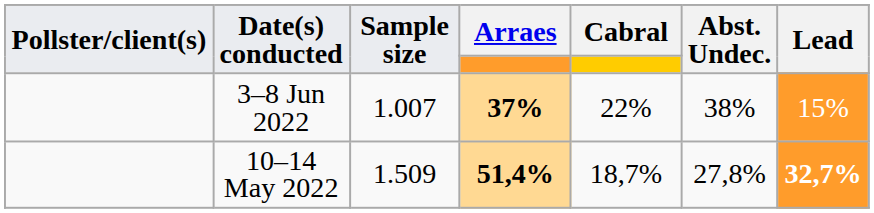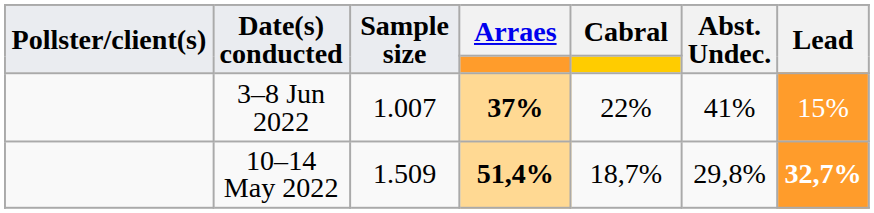(730, 107) 38% -> (730, 107) 41%
(730, 175) 27,8% -> (730, 175) 29,8%
